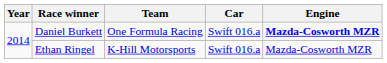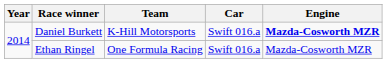(155, 31) One Formula Racing -> (151, 31) K-Hill Motorsports
(151, 49) K-Hill Motorsports -> (155, 49) One Formula Racing
